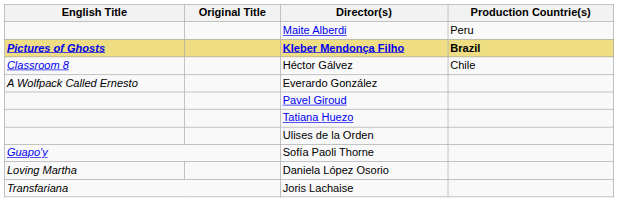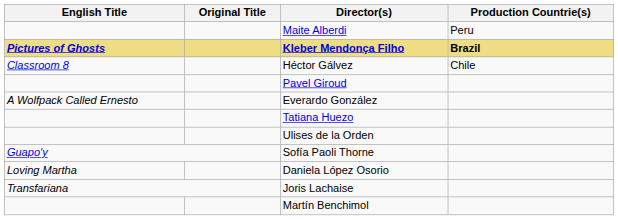rows swapped: (315, 100) <-> (330, 83)
+ row: (326, 205)
